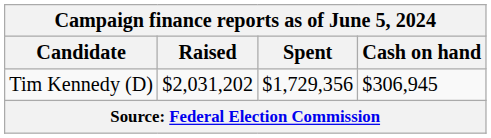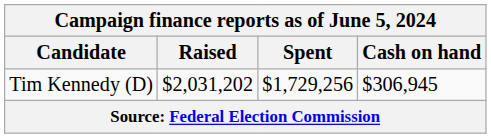(308, 84) $1,729,356 -> (308, 84) $1,729,256
